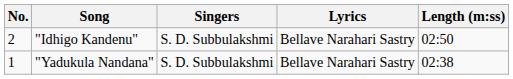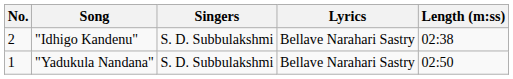(438, 39) 02:50 -> (438, 39) 02:38
(438, 62) 02:38 -> (438, 62) 02:50
